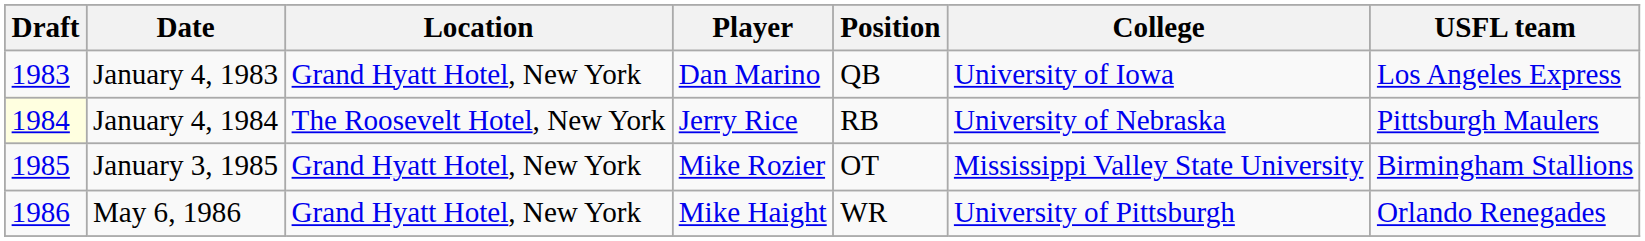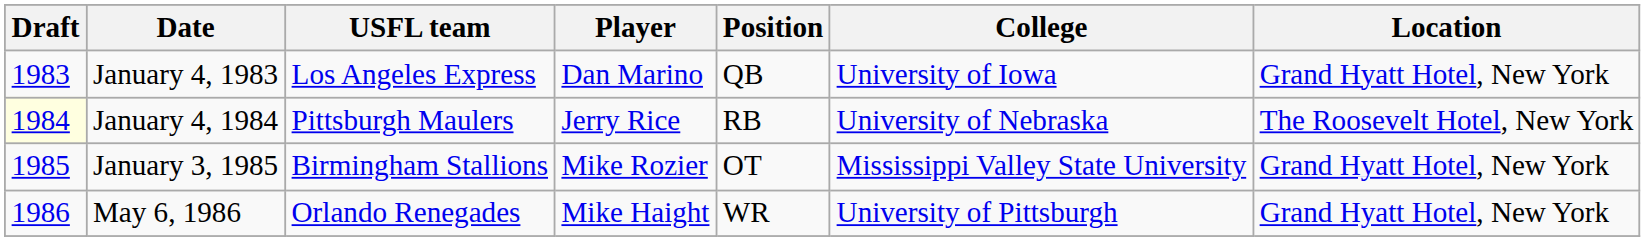columns swapped: (478, 27) <-> (1505, 27)
